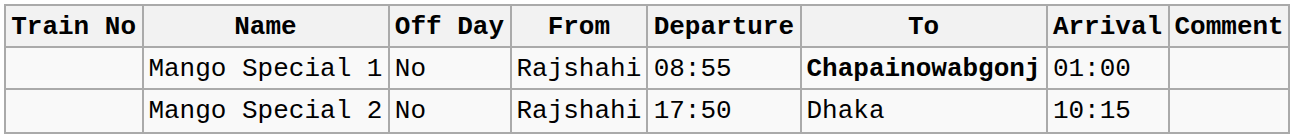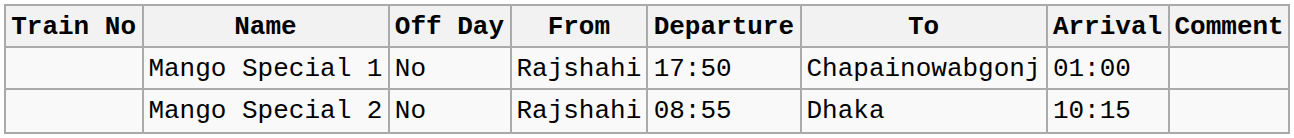(693, 69) 08:55 -> (693, 69) 17:50
(924, 69) bold -> (924, 69) normal
(693, 111) 17:50 -> (693, 111) 08:55
